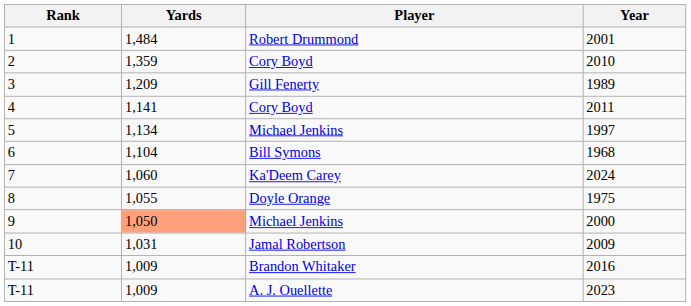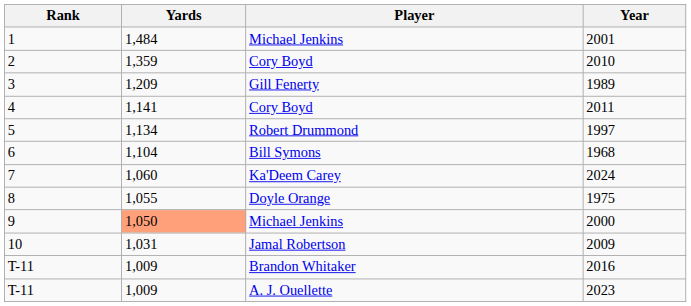(304, 38) Robert Drummond -> (296, 38) Michael Jenkins
(296, 130) Michael Jenkins -> (304, 130) Robert Drummond
